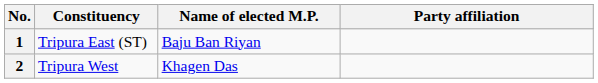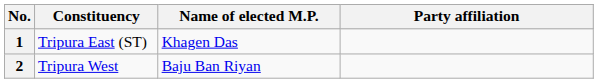(211, 41) Baju Ban Riyan -> (200, 41) Khagen Das
(200, 66) Khagen Das -> (211, 66) Baju Ban Riyan
